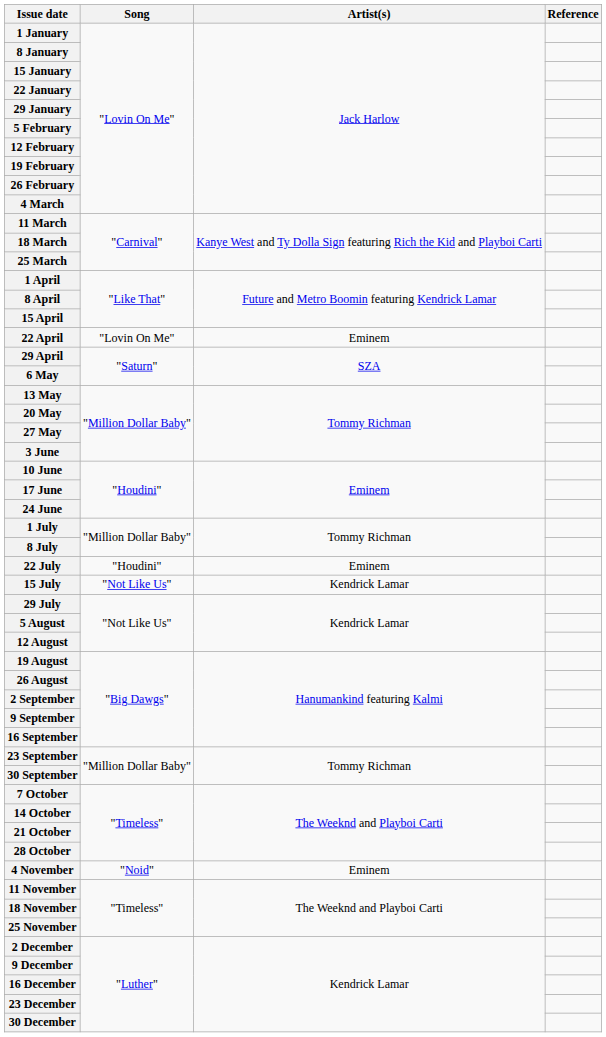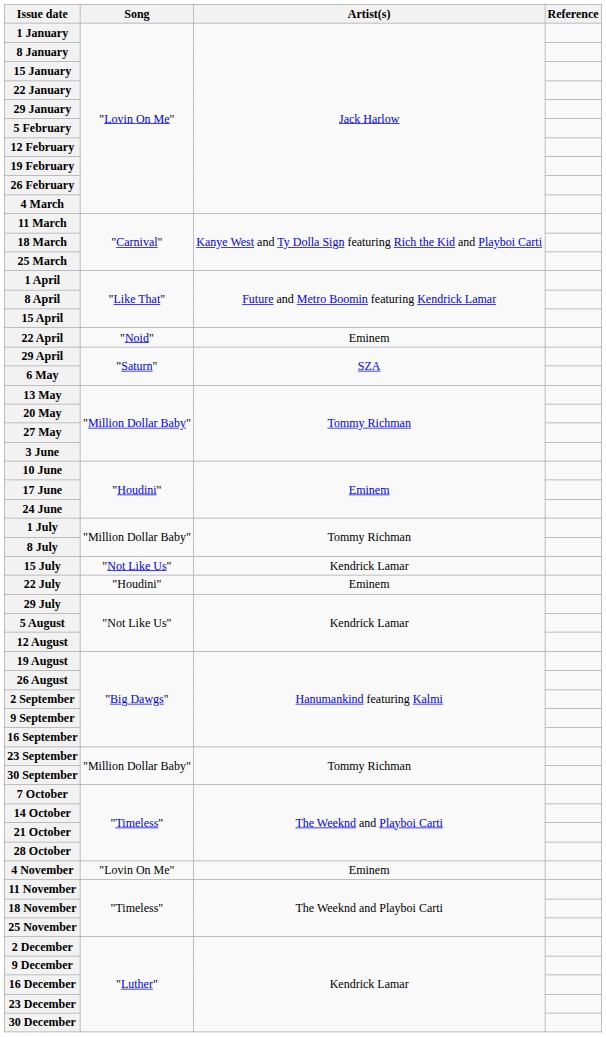(137, 337) "Lovin On Me" -> (137, 337) "Noid"
rows swapped: (42, 584) <-> (42, 565)
(137, 870) "Noid" -> (137, 870) "Lovin On Me"
